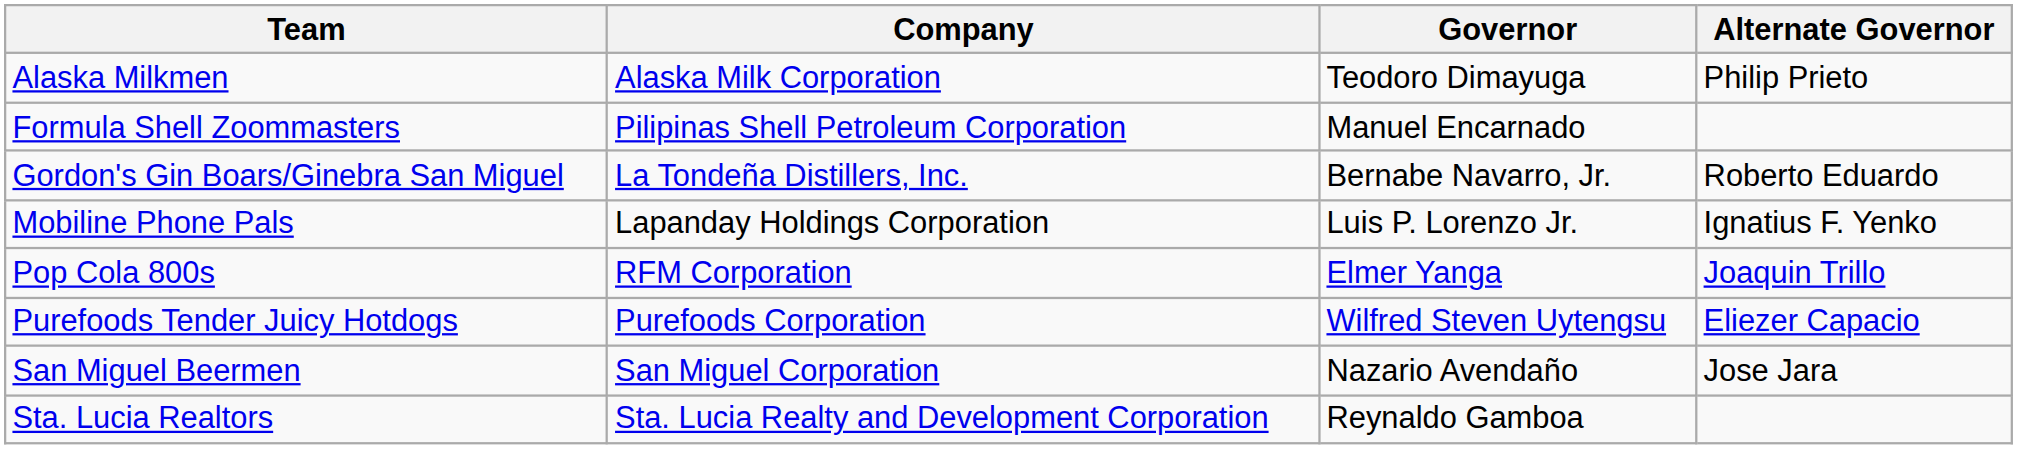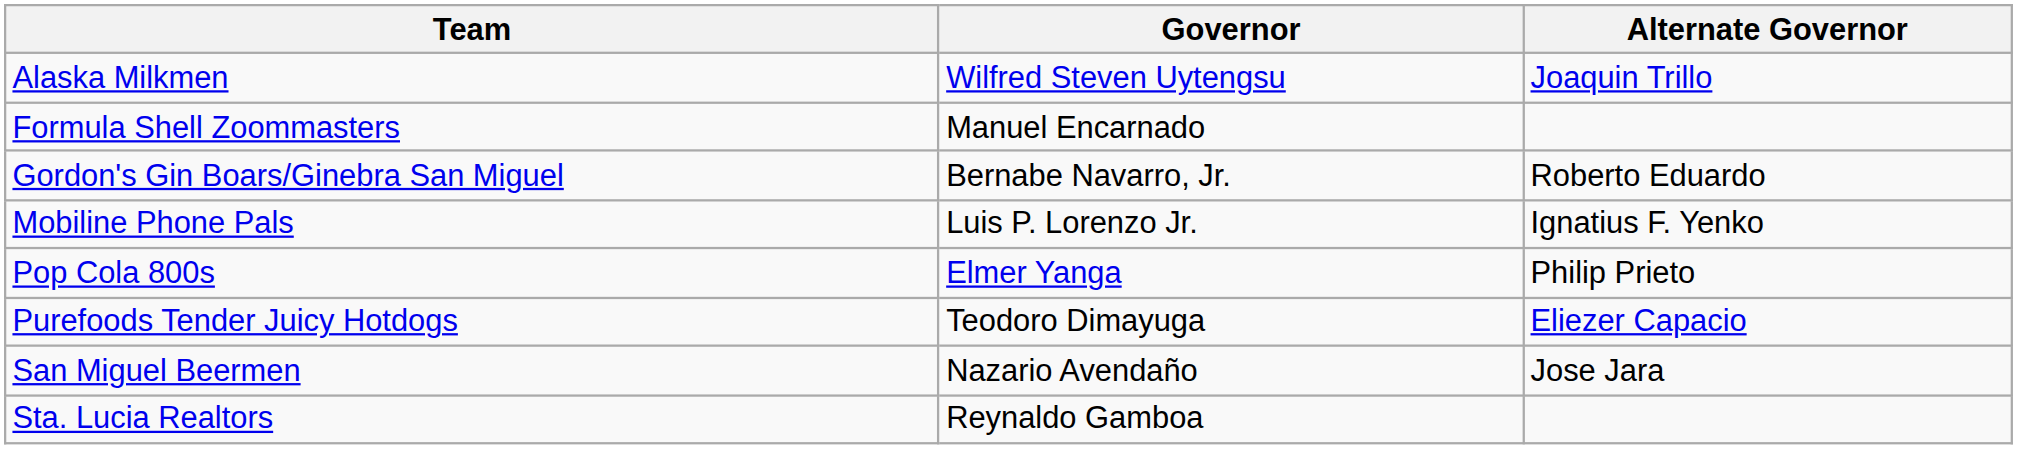- column: (963, 29)
(1456, 78) Teodoro Dimayuga -> (1116, 78) Wilfred Steven Uytengsu
(1786, 78) Philip Prieto -> (1621, 78) Joaquin Trillo
(1795, 272) Joaquin Trillo -> (1613, 272) Philip Prieto
(1496, 321) Wilfred Steven Uytengsu -> (1076, 321) Teodoro Dimayuga
